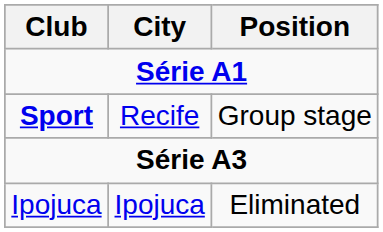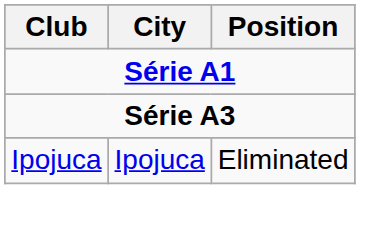- row: (56, 115)
